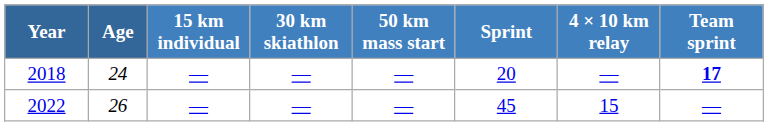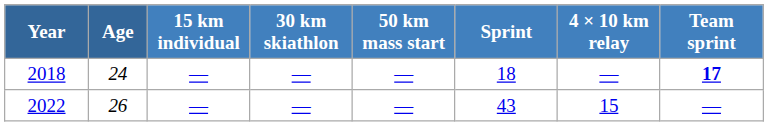(506, 74) 20 -> (506, 74) 18
(506, 105) 45 -> (506, 105) 43
